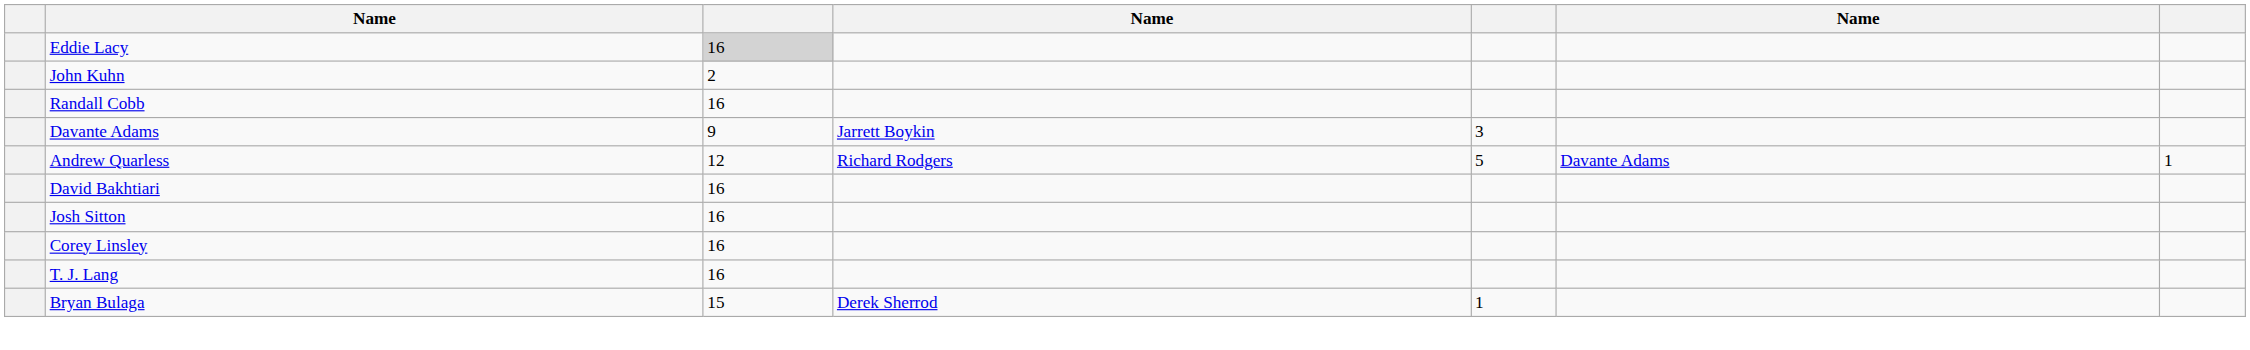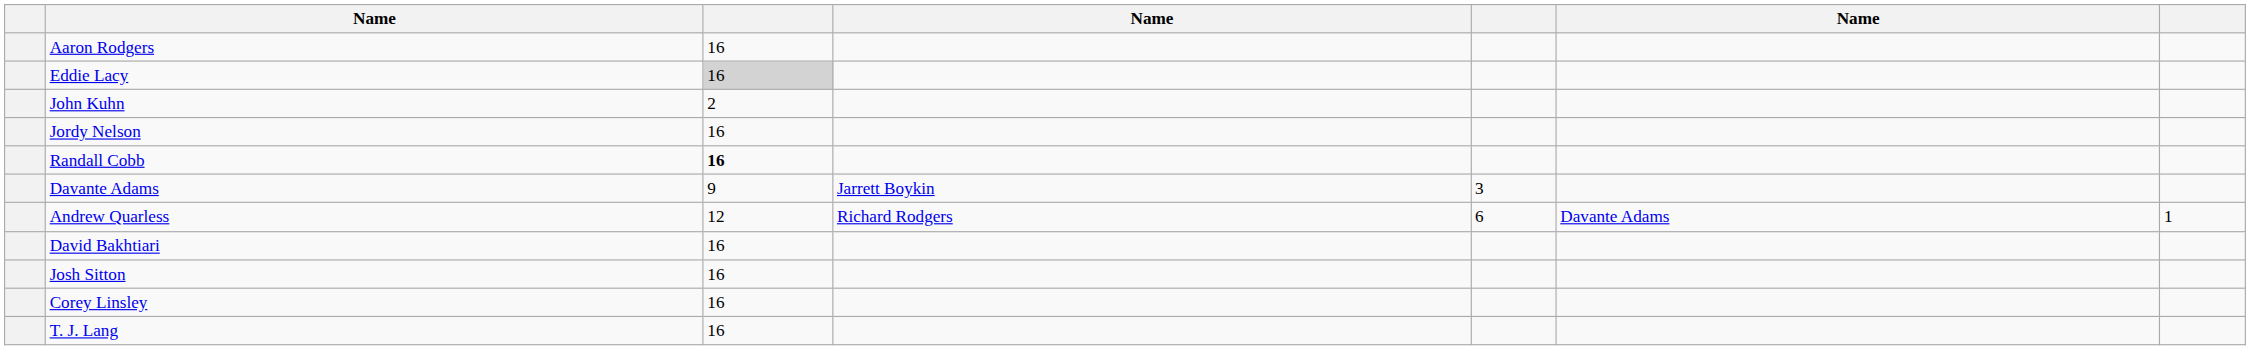+ row: (102, 47)
+ row: (95, 132)
(716, 103) normal -> (716, 160) bold
(1479, 160) 5 -> (1479, 217) 6
- row: (97, 302)
